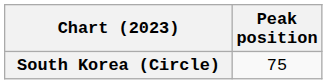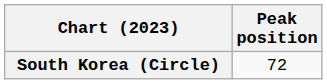(277, 65) 75 -> (277, 65) 72
